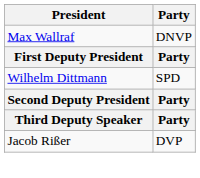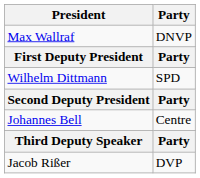+ row: (45, 120)
